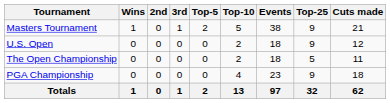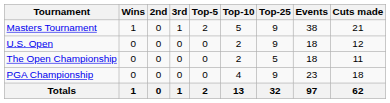columns swapped: (312, 12) <-> (275, 12)
